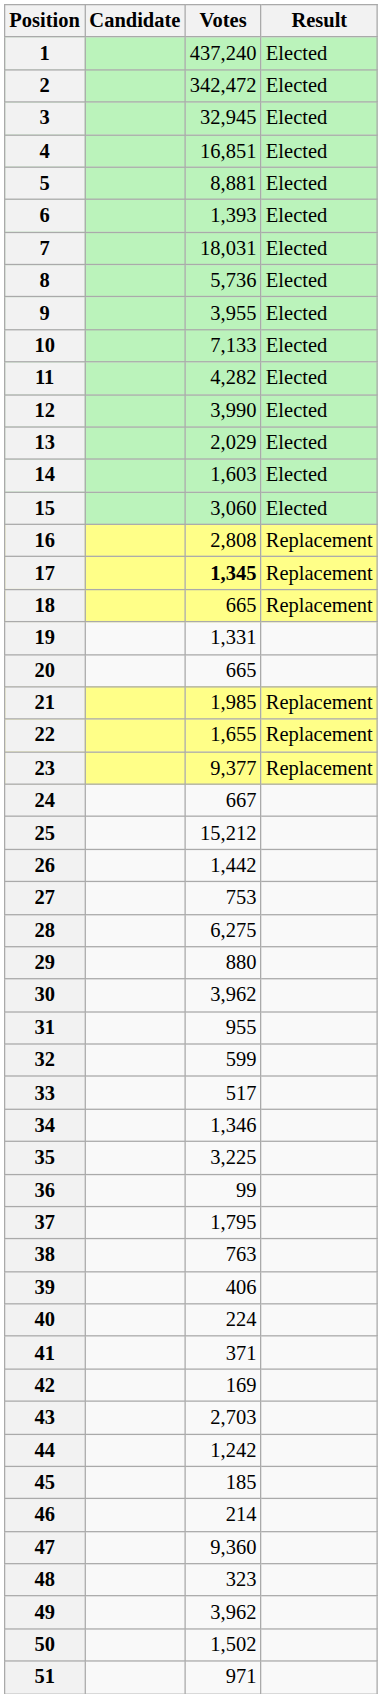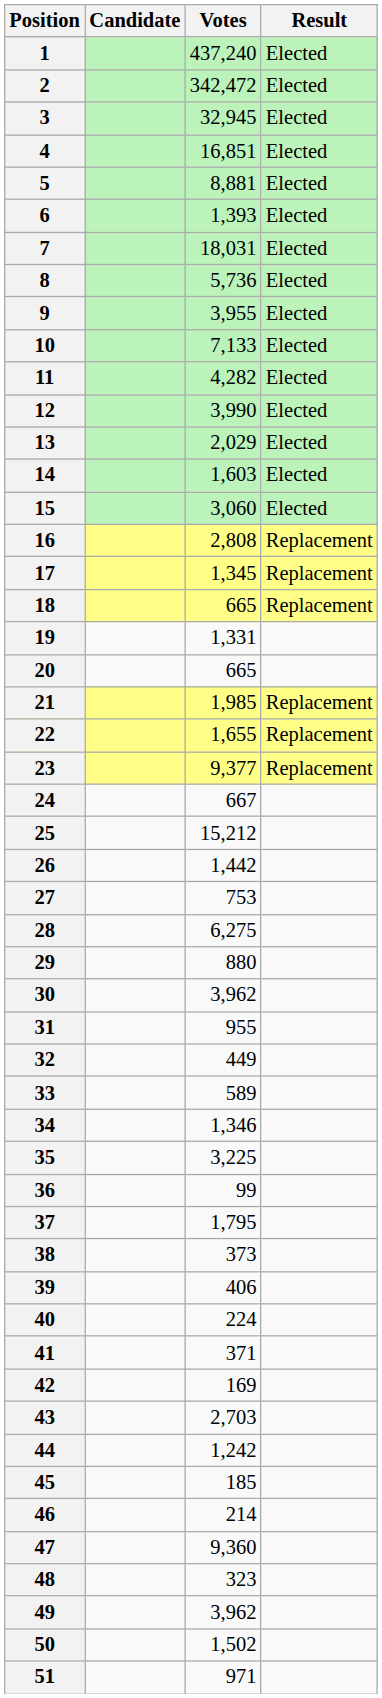(233, 572) bold -> (233, 572) normal
(241, 1060) 599 -> (241, 1060) 449
(241, 1092) 517 -> (241, 1092) 589
(241, 1254) 763 -> (241, 1254) 373
